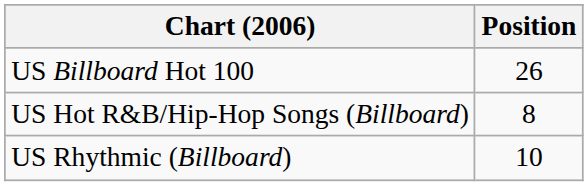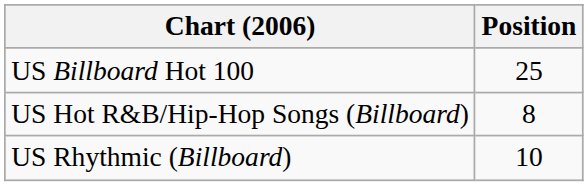(529, 69) 26 -> (529, 69) 25
